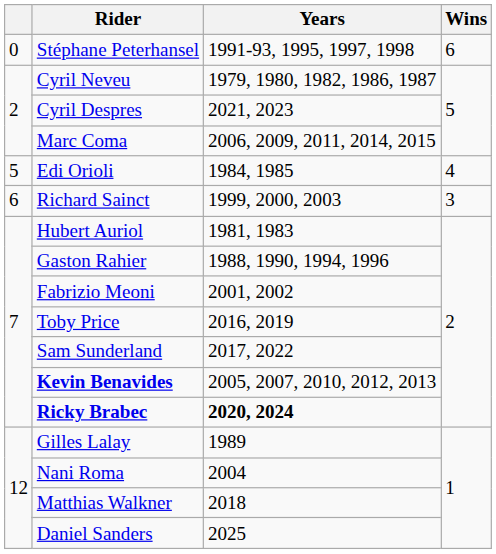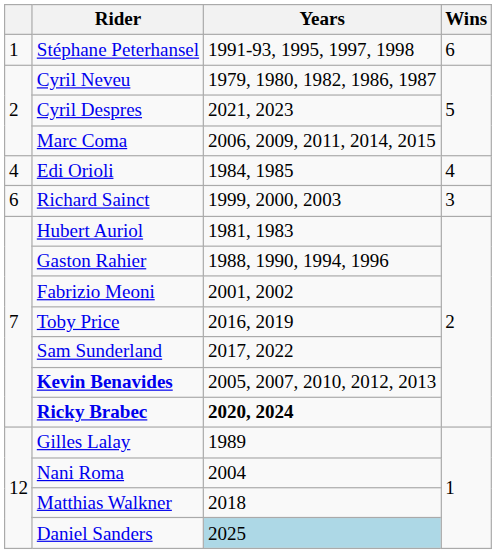(14, 49) 0 -> (14, 49) 1
(14, 170) 5 -> (14, 170) 4
(227, 532) no background -> (227, 532) lightblue background
